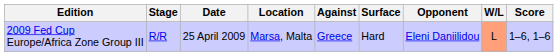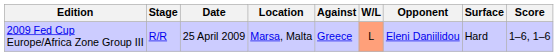columns swapped: (381, 12) <-> (494, 12)
